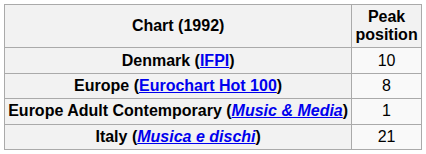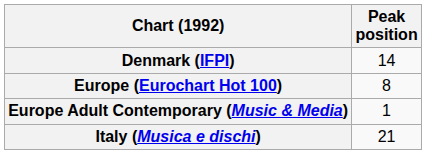(387, 60) 10 -> (387, 60) 14
